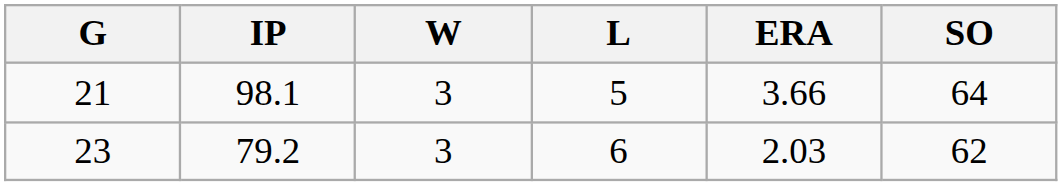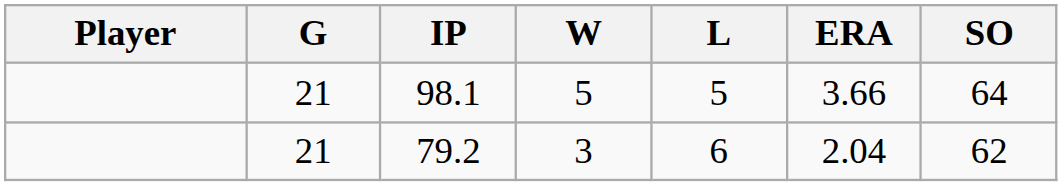+ column: (125, 33)
(443, 92) 3 -> (584, 92) 5
(93, 150) 23 -> (313, 150) 21
(794, 150) 2.03 -> (854, 150) 2.04
